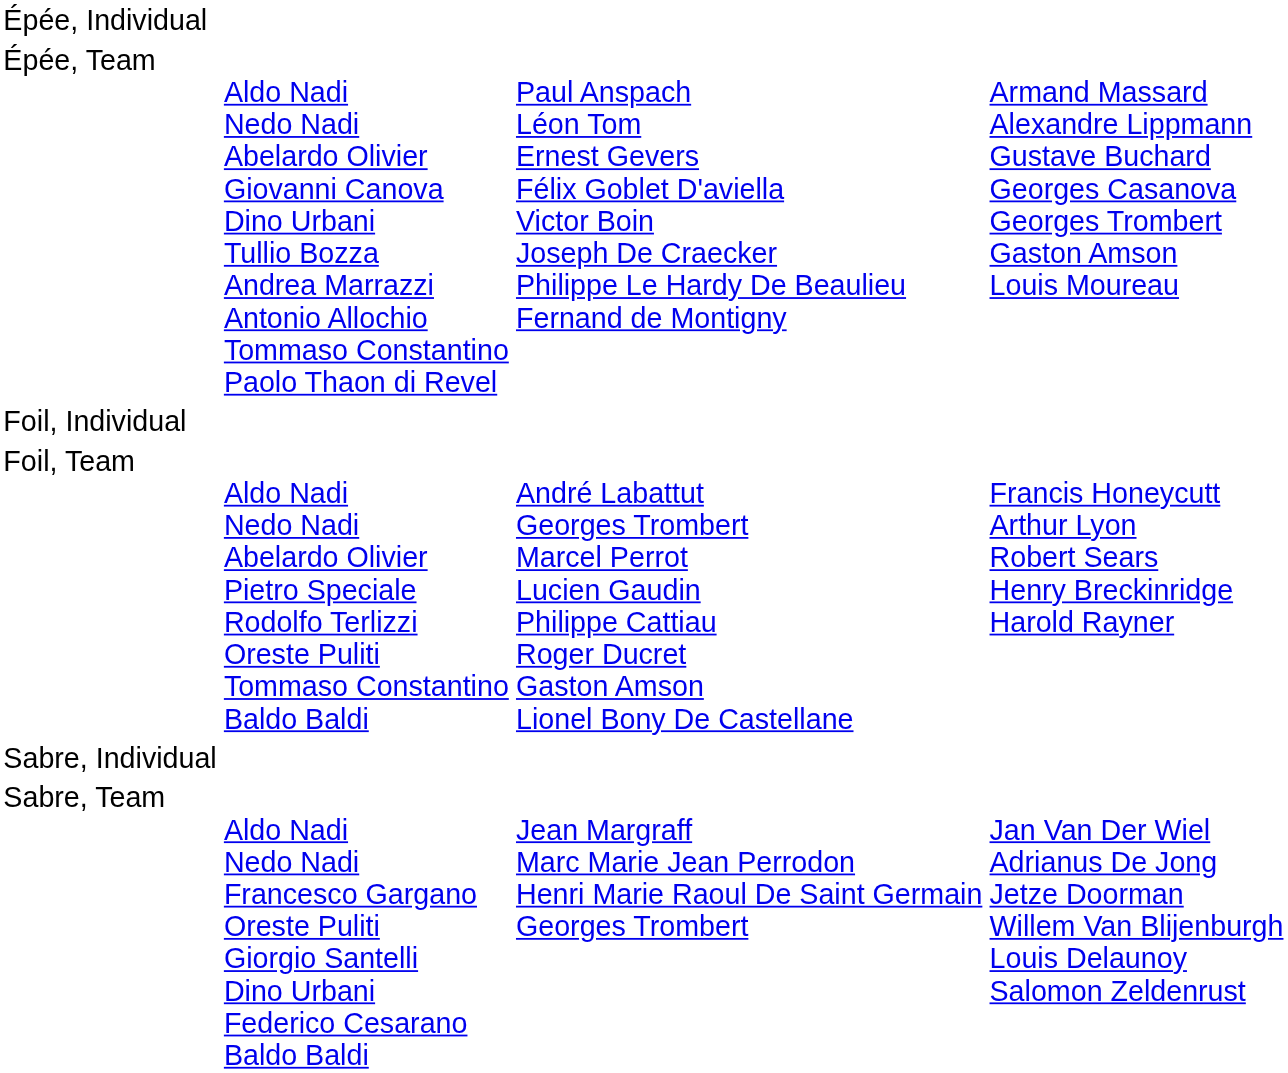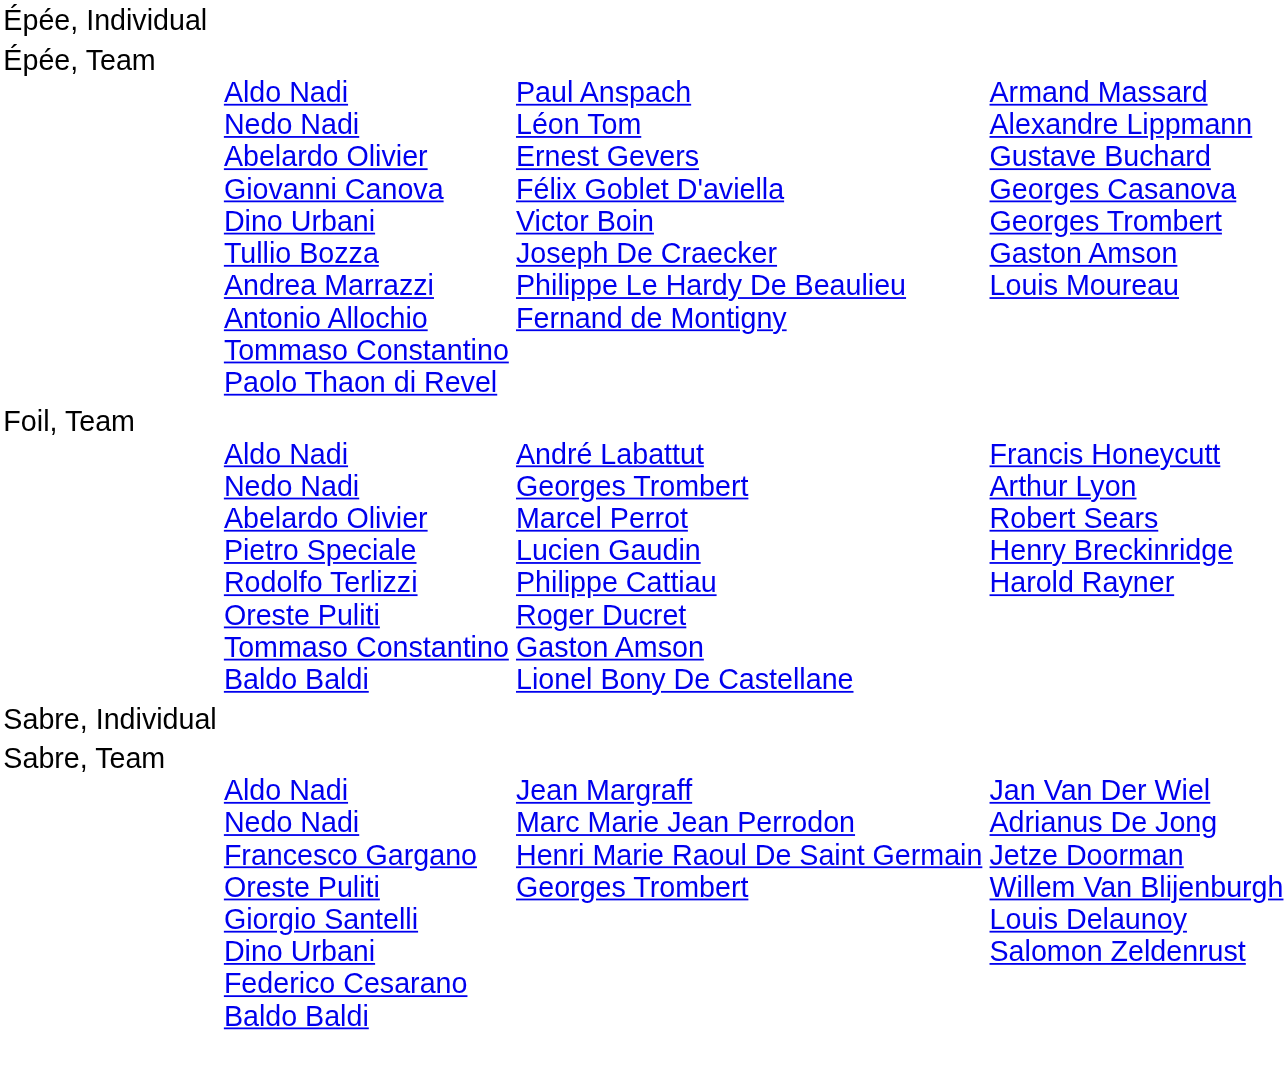- row: (95, 422)
